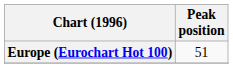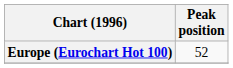(201, 52) 51 -> (201, 52) 52
